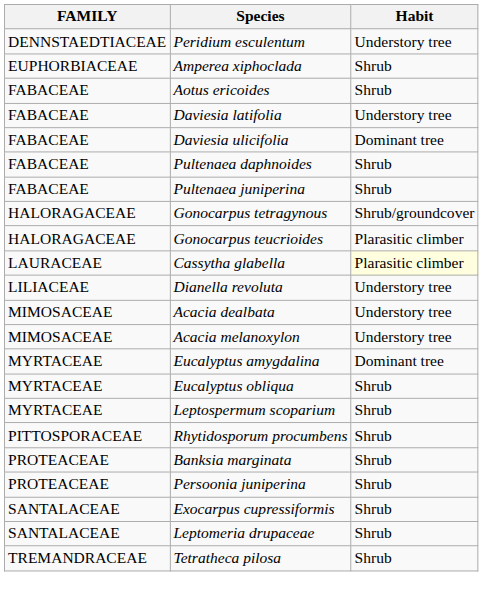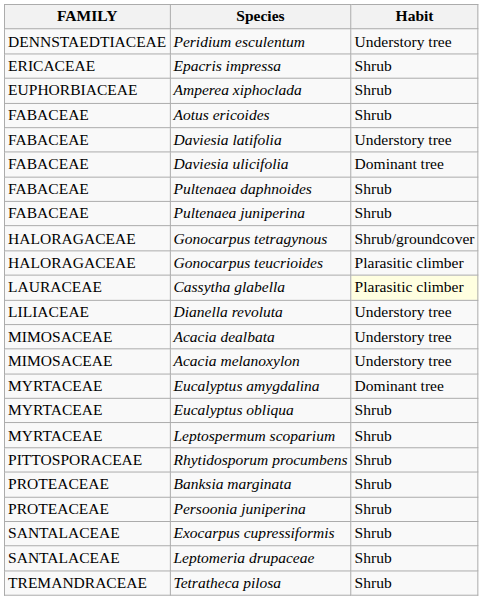+ row: (227, 66)
